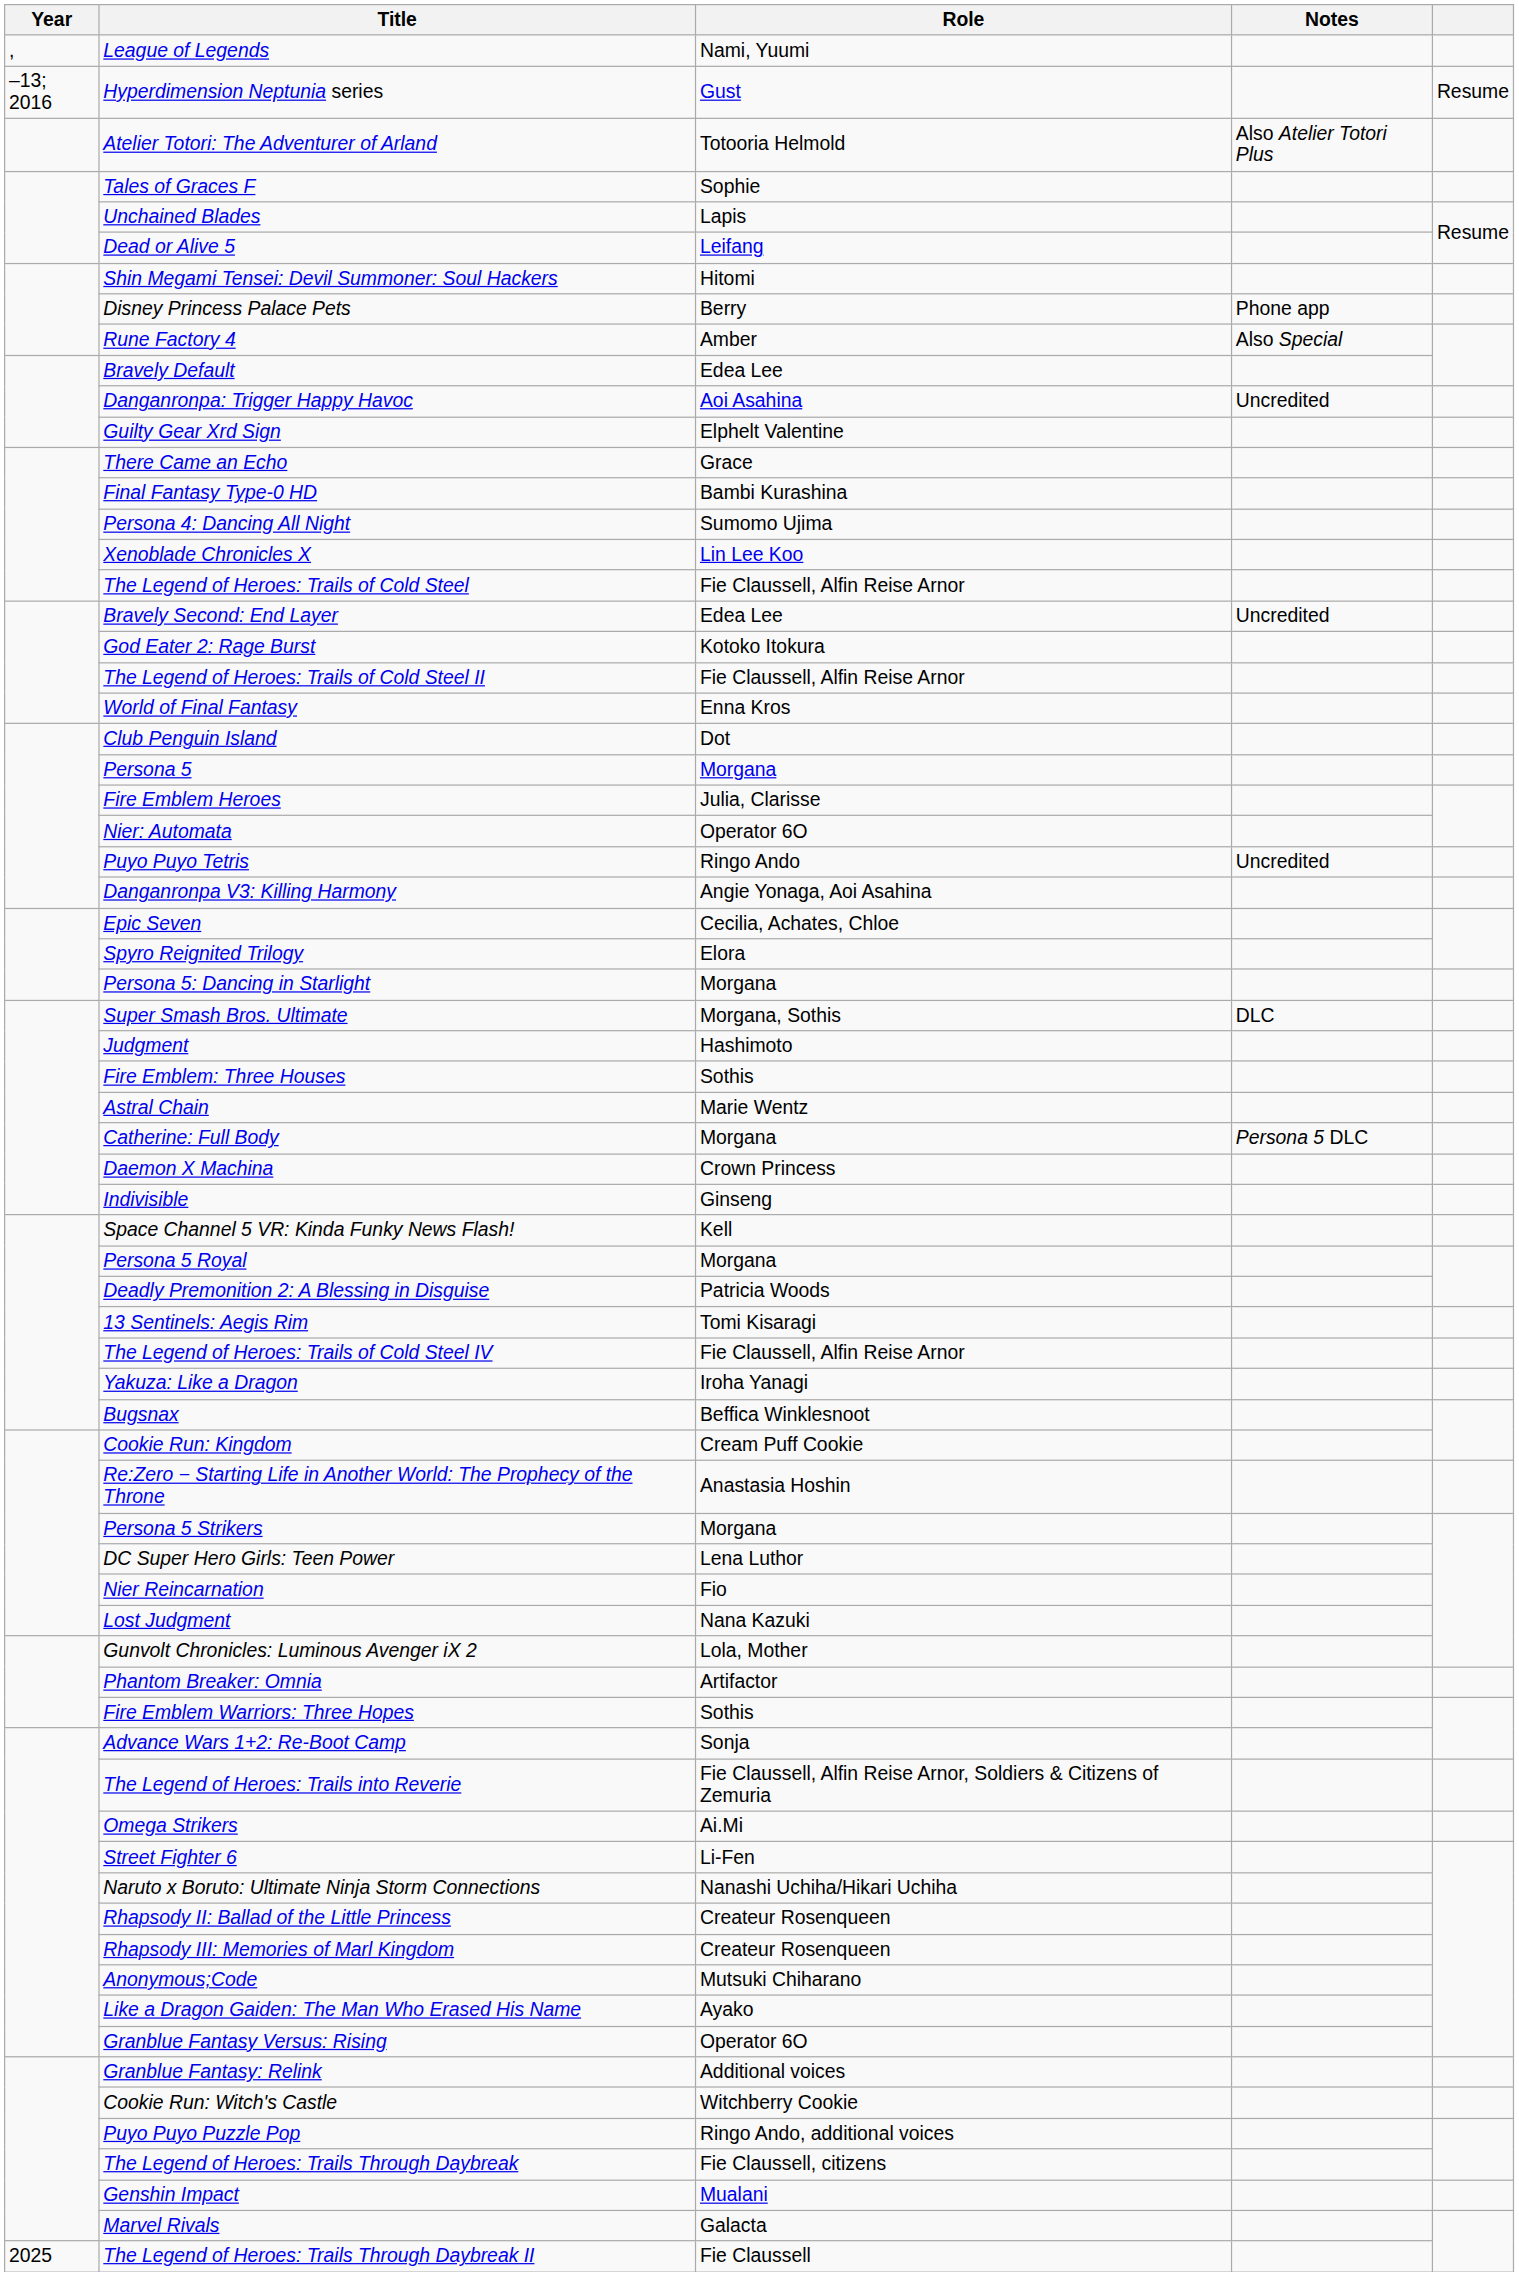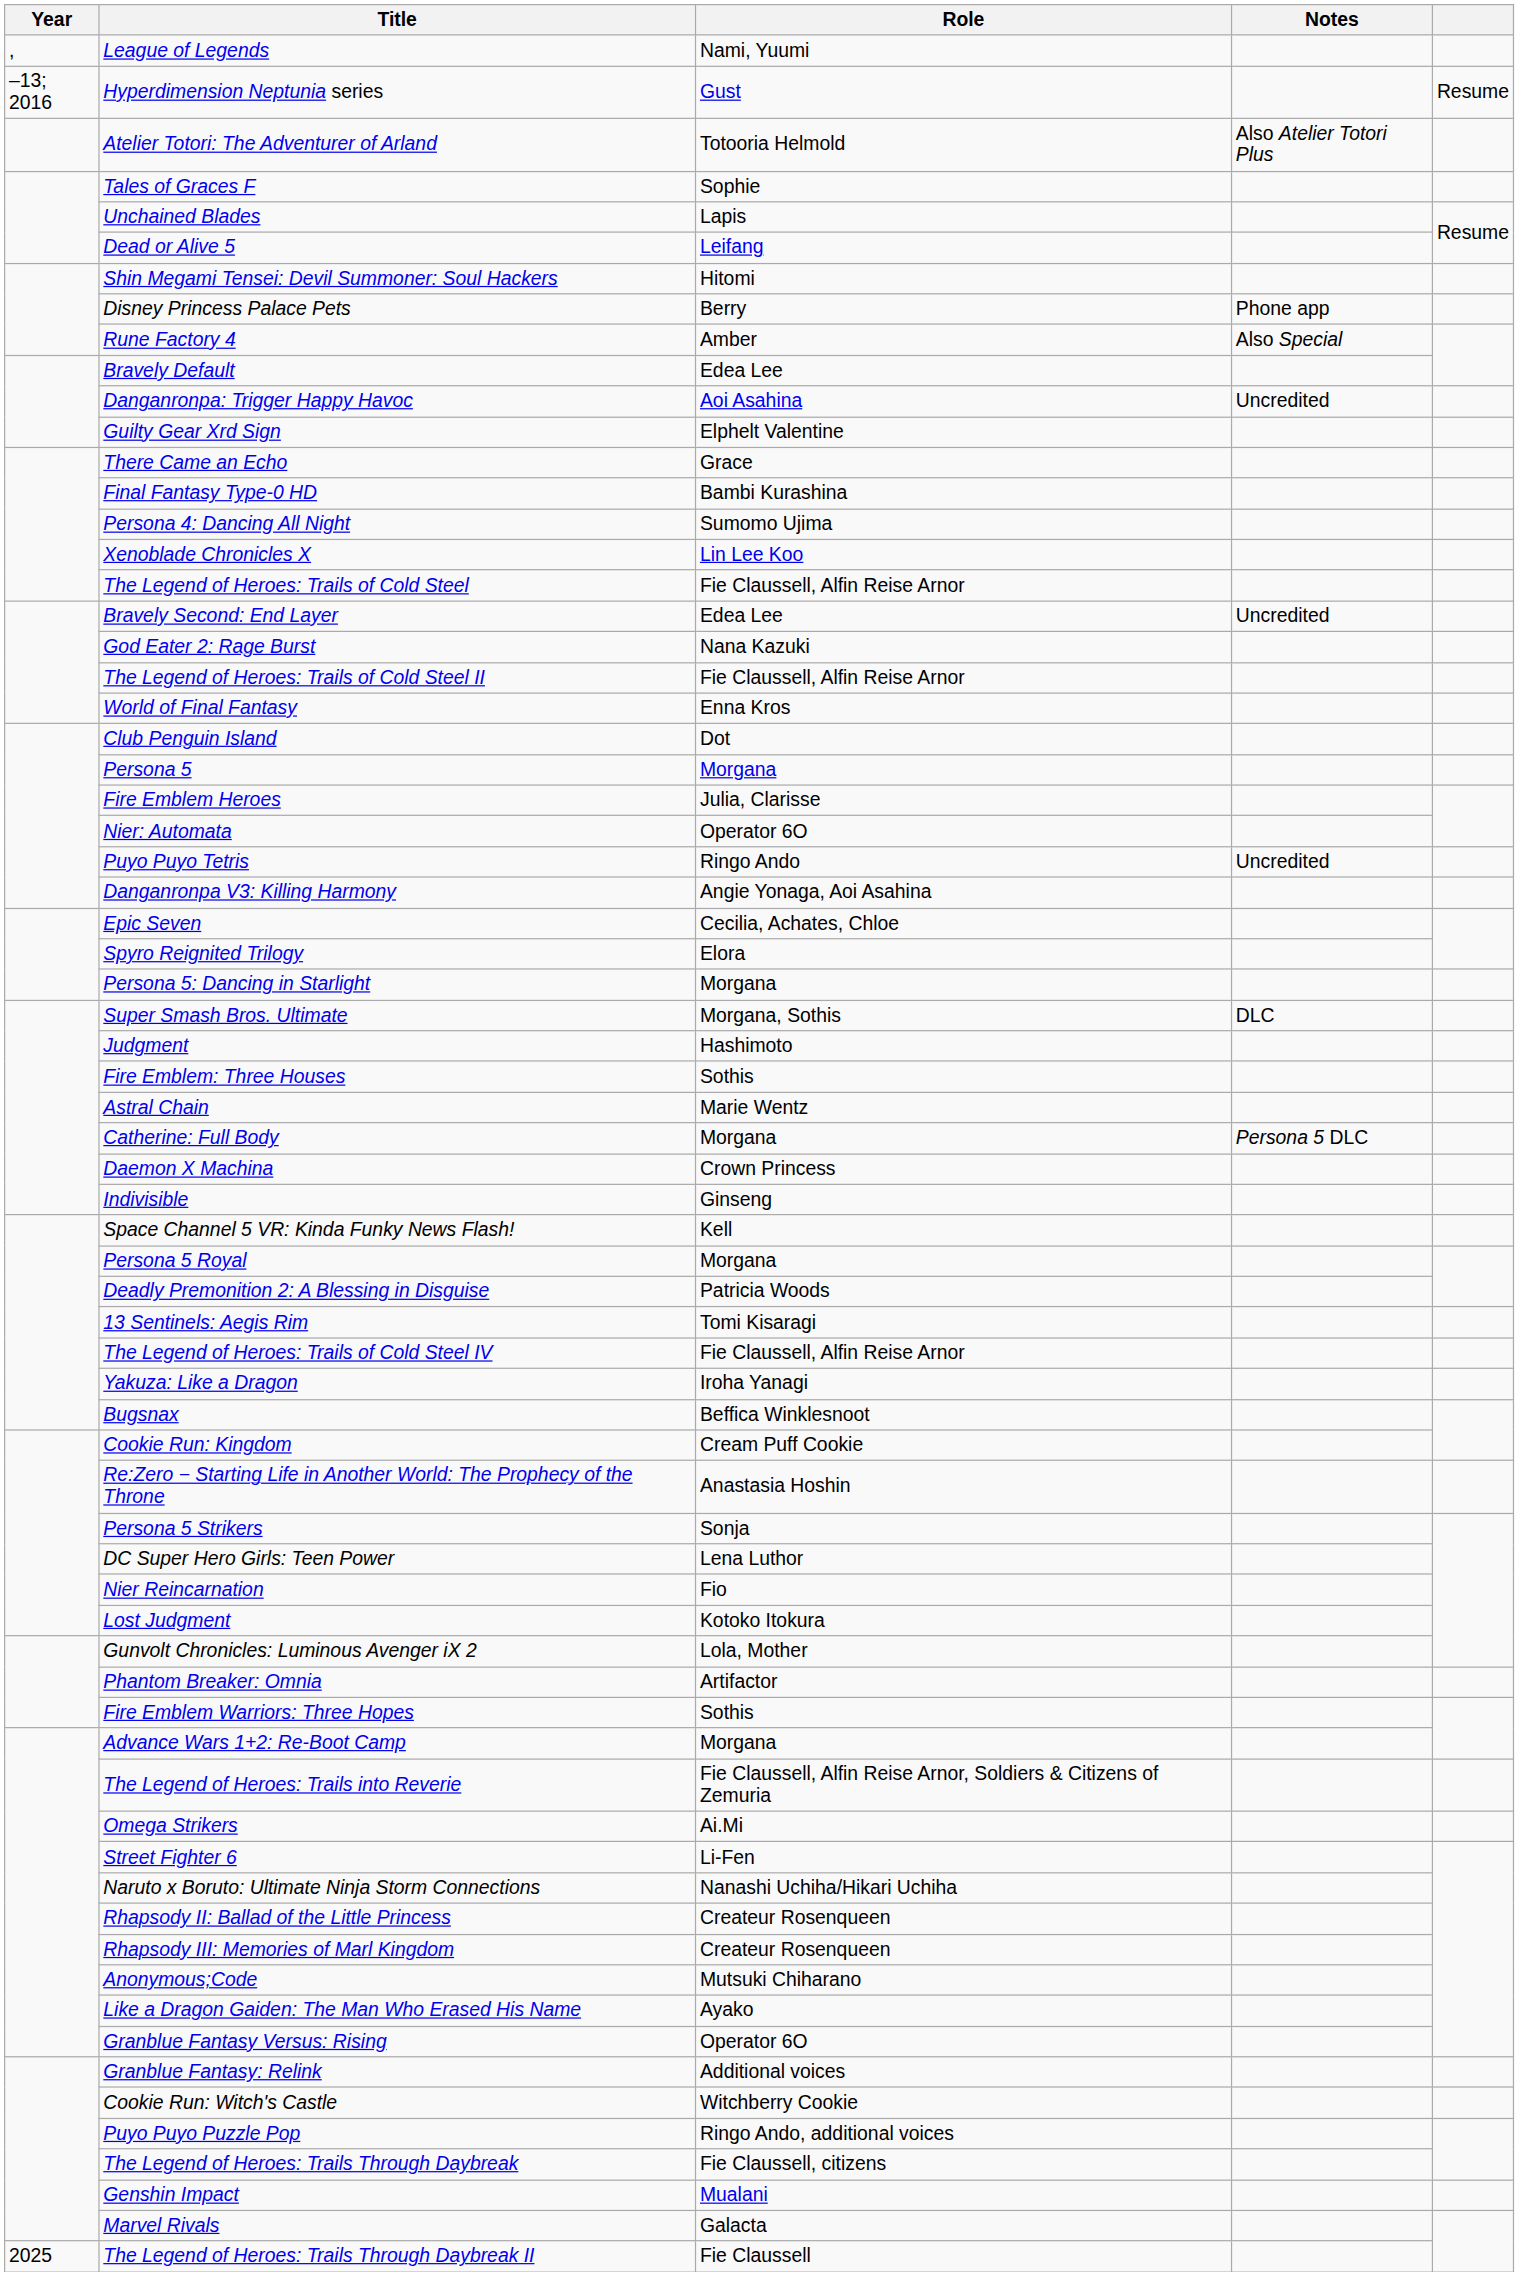(762, 646) Kotoko Itokura -> (755, 646) Nana Kazuki
(738, 1528) Morgana -> (725, 1528) Sonja
(755, 1620) Nana Kazuki -> (762, 1620) Kotoko Itokura
(725, 1743) Sonja -> (738, 1743) Morgana
